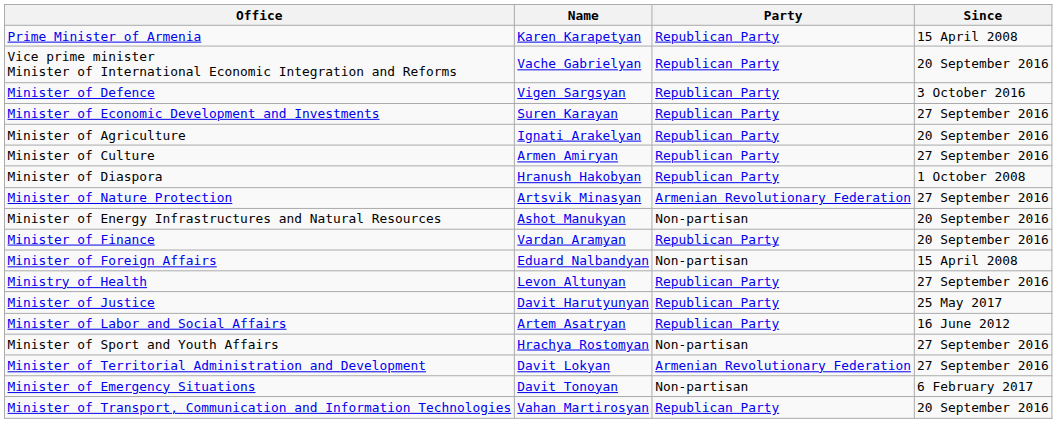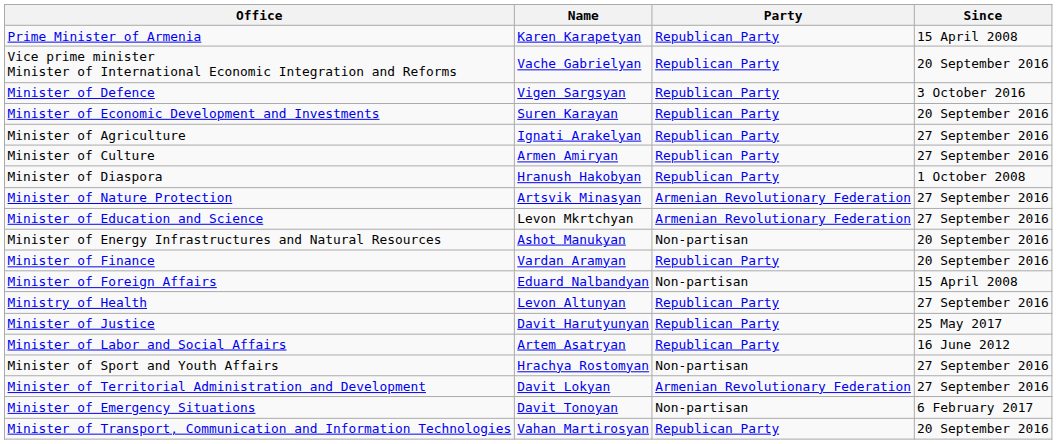(983, 114) 27 September 2016 -> (983, 114) 20 September 2016
(983, 135) 20 September 2016 -> (983, 135) 27 September 2016
+ row: (135, 219)
